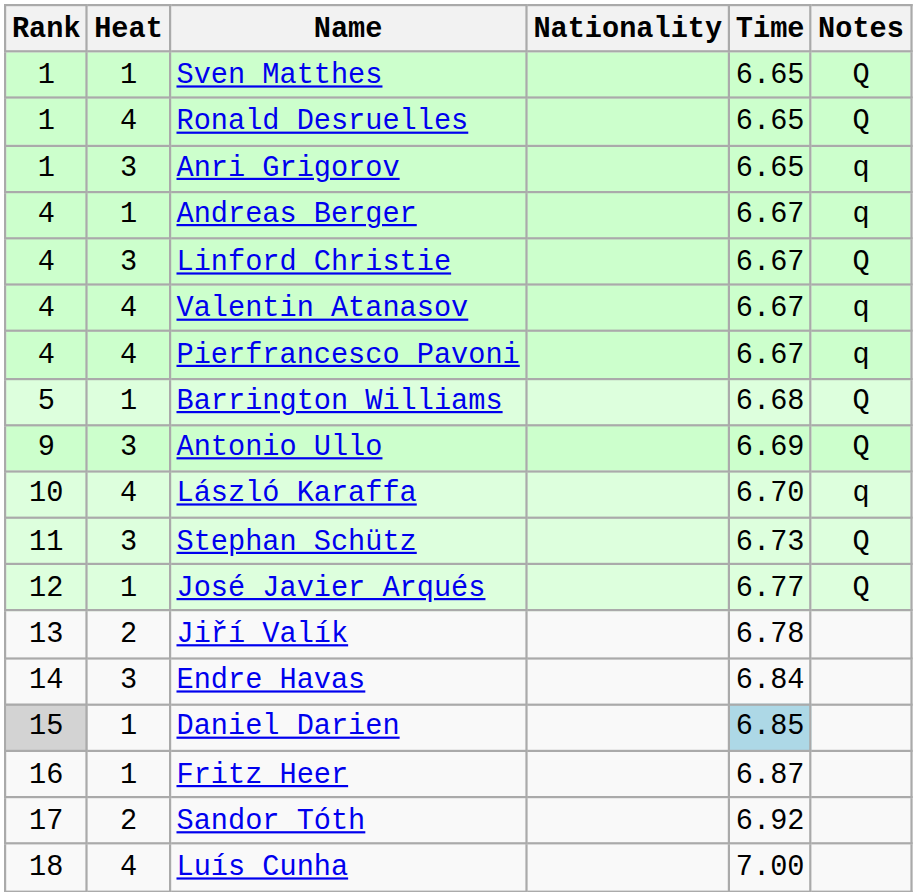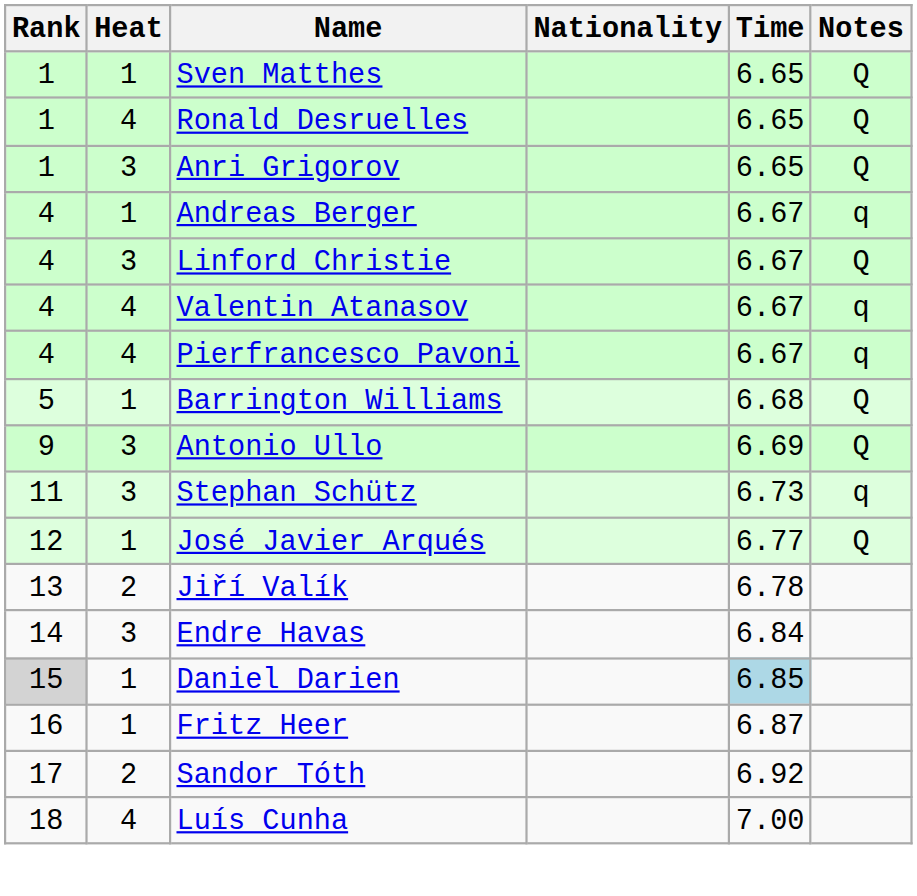(861, 168) q -> (861, 168) Q
- row: (297, 495)
(861, 541) Q -> (861, 495) q
